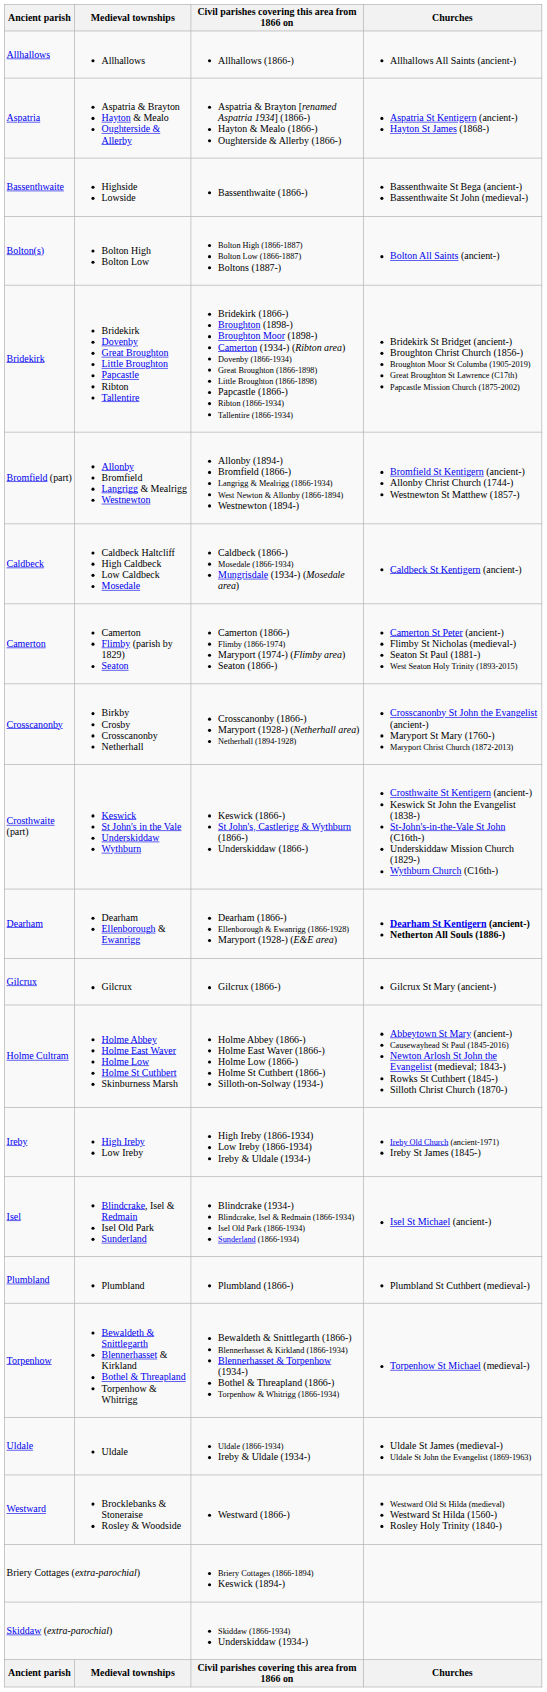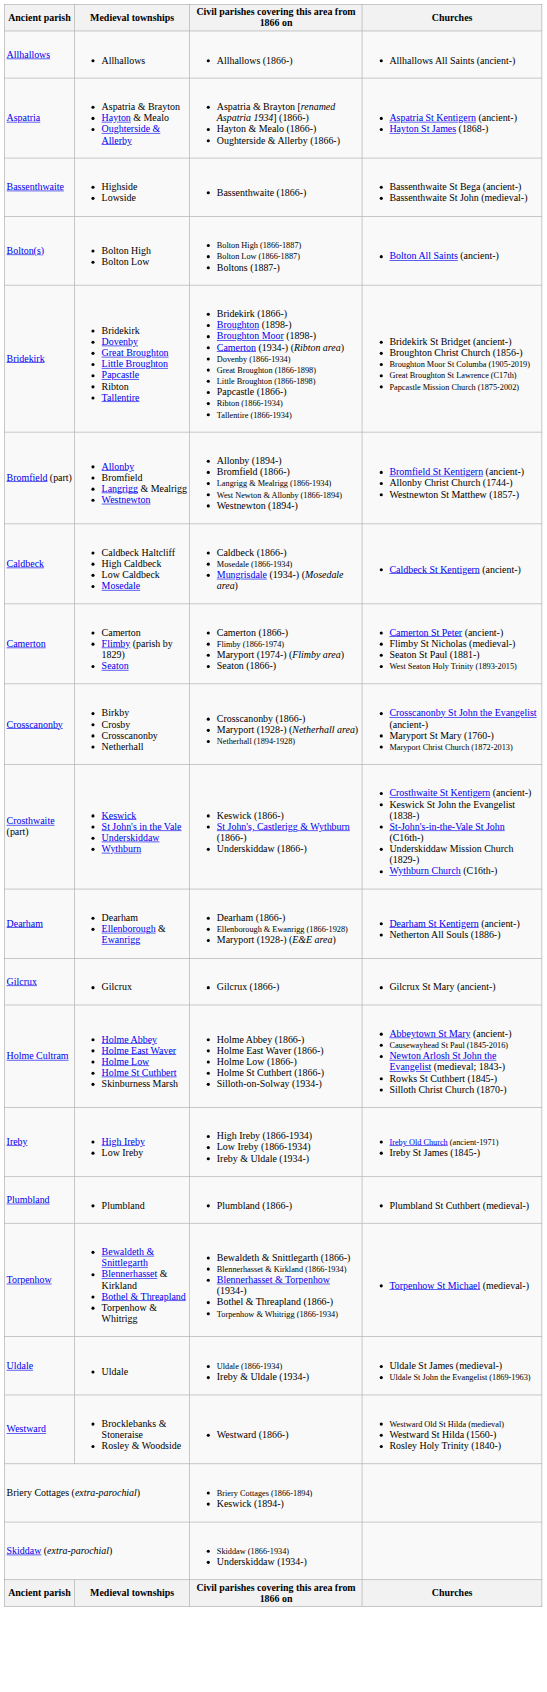(452, 929) bold -> (452, 929) normal
- row: (14, 1216)
